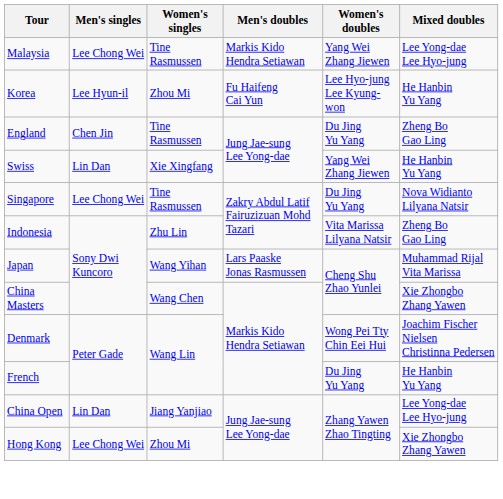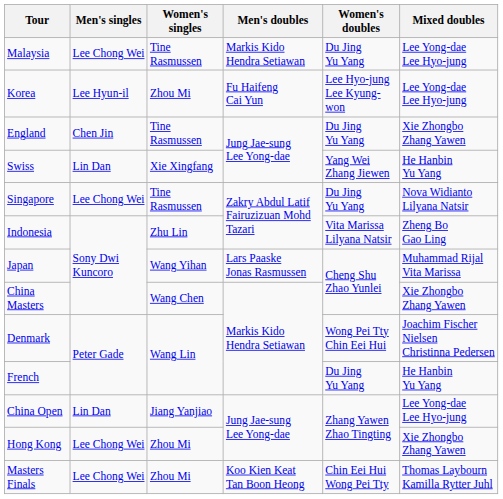(357, 54) Yang Wei Zhang Jiewen -> (345, 54) Du Jing Yu Yang
(427, 94) He Hanbin Yu Yang -> (434, 94) Lee Yong-dae Lee Hyo-jung
(425, 133) Zheng Bo Gao Ling -> (434, 133) Xie Zhongbo Zhang Yawen
+ row: (25, 477)
